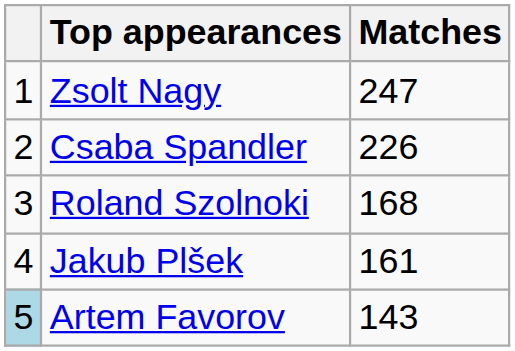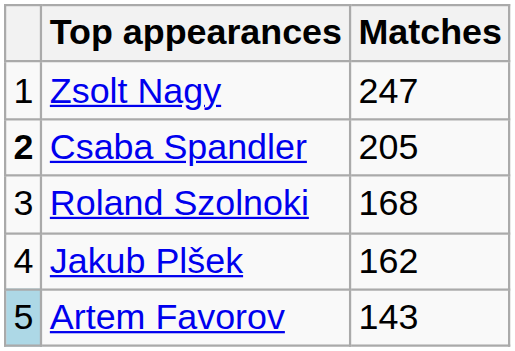(23, 146) normal -> (23, 146) bold
(388, 146) 226 -> (388, 146) 205
(388, 260) 161 -> (388, 260) 162
